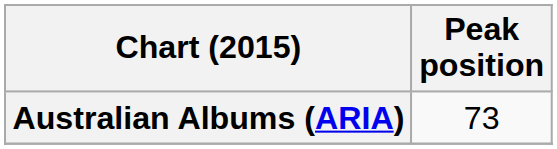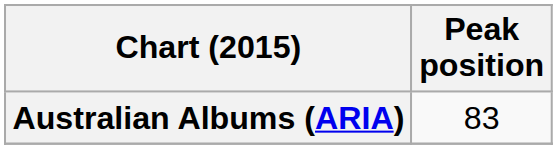(482, 117) 73 -> (482, 117) 83
